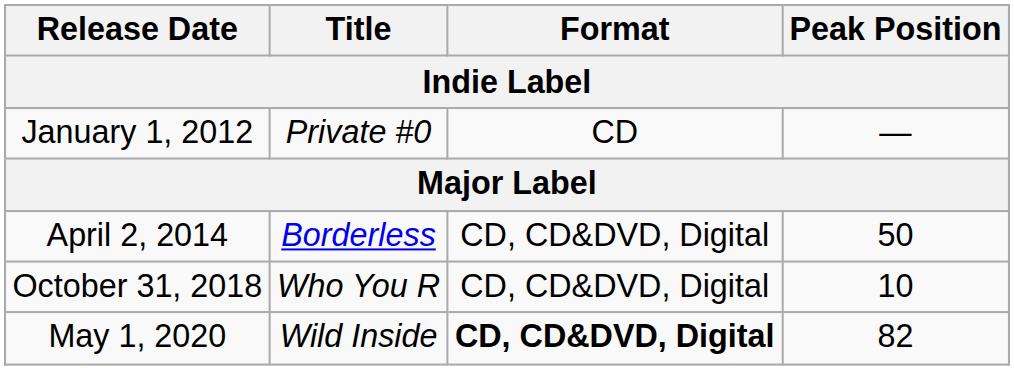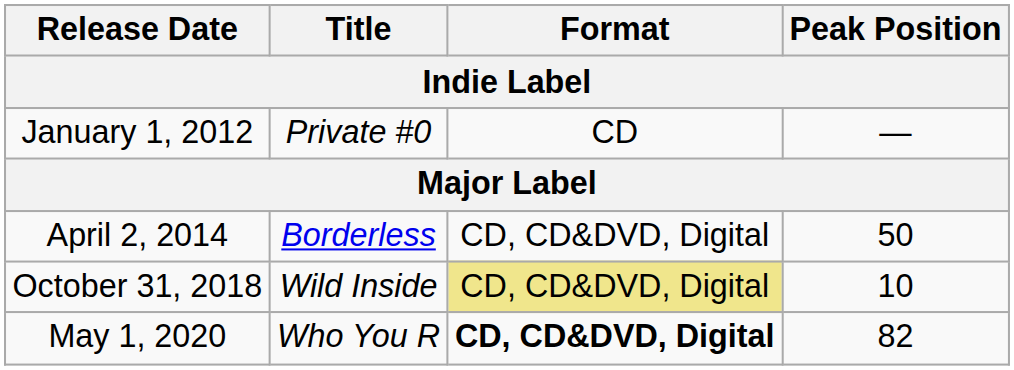(359, 286) Who You R -> (359, 286) Wild Inside
(615, 286) no background -> (615, 286) khaki background
(359, 337) Wild Inside -> (359, 337) Who You R
